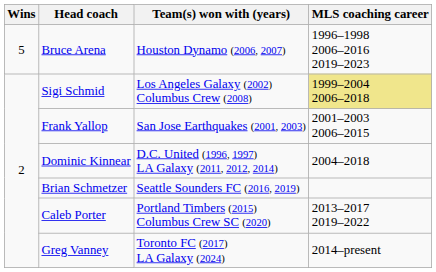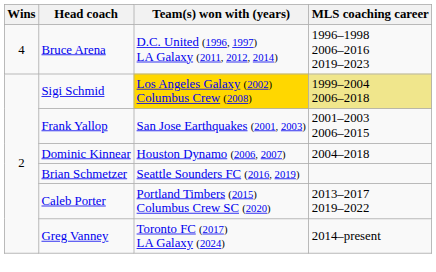(21, 49) 5 -> (21, 49) 4
(211, 49) Houston Dynamo (2006, 2007) -> (207, 49) D.C. United (1996, 1997) LA Galaxy (2011, 2012, 2014)
(204, 91) no background -> (204, 91) gold background
(207, 160) D.C. United (1996, 1997) LA Galaxy (2011, 2012, 2014) -> (211, 153) Houston Dynamo (2006, 2007)
